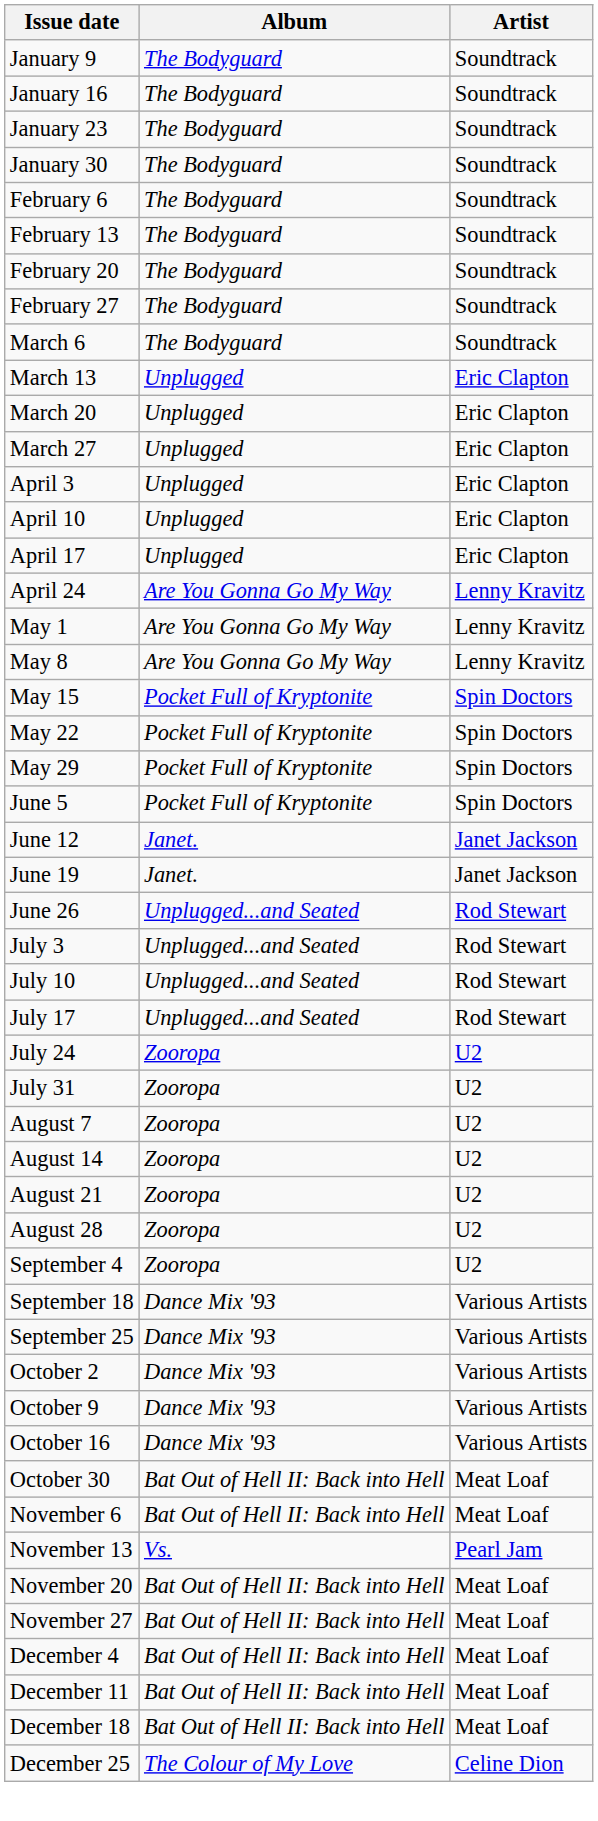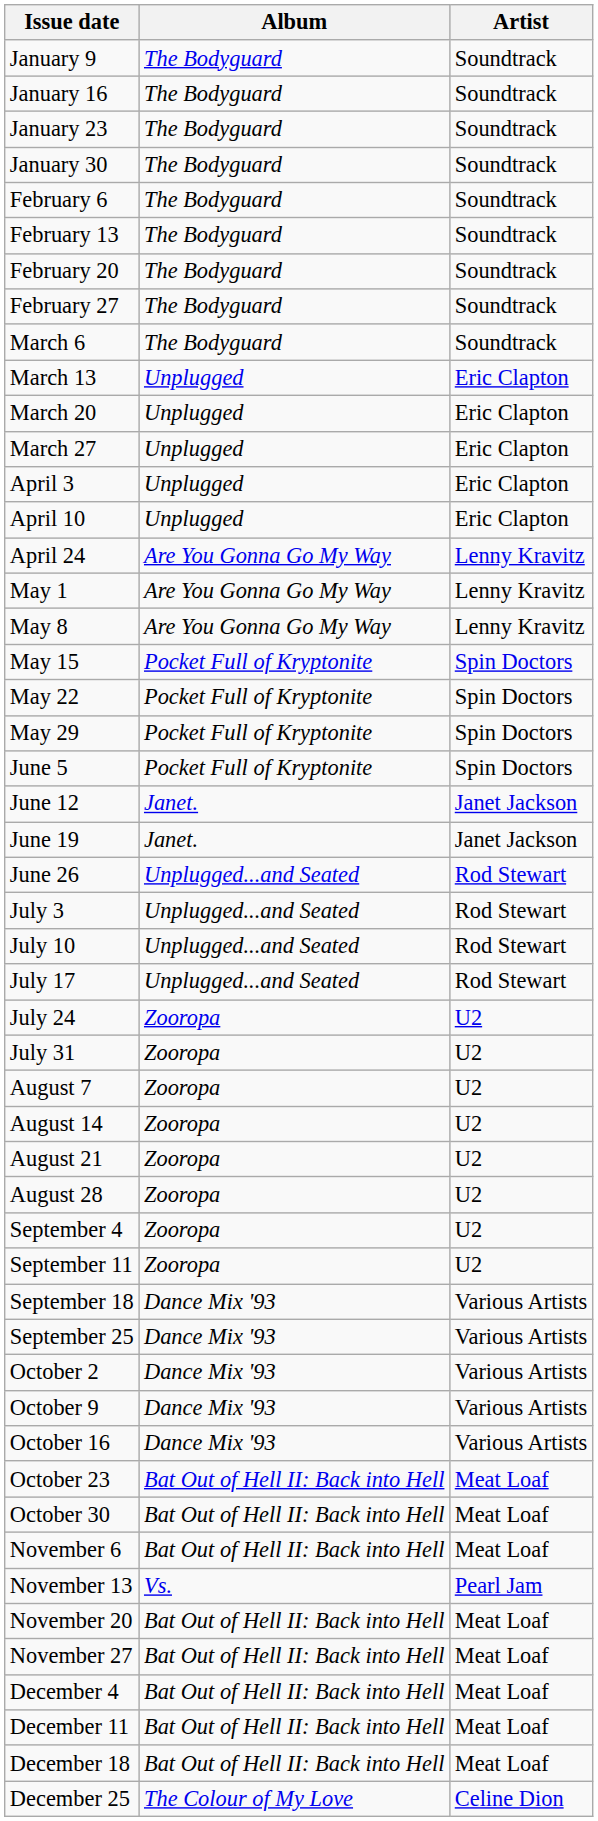- row: (48, 555)
+ row: (71, 1265)
+ row: (60, 1478)
